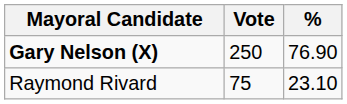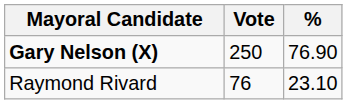(240, 83) 75 -> (240, 83) 76
